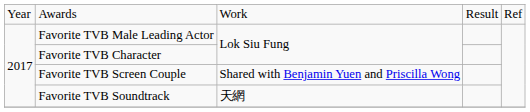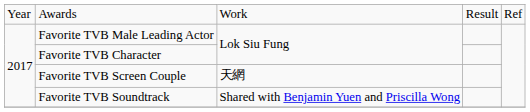(340, 74) Shared with Benjamin Yuen and Priscilla Wong -> (232, 75) 天網
(232, 95) 天網 -> (340, 97) Shared with Benjamin Yuen and Priscilla Wong
